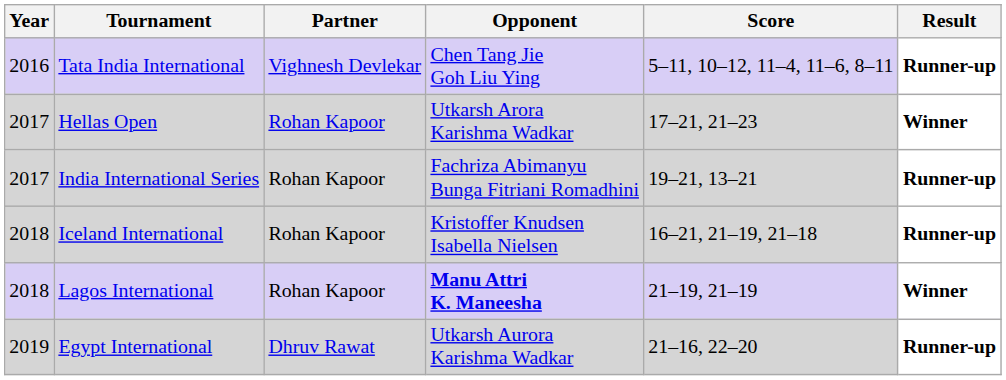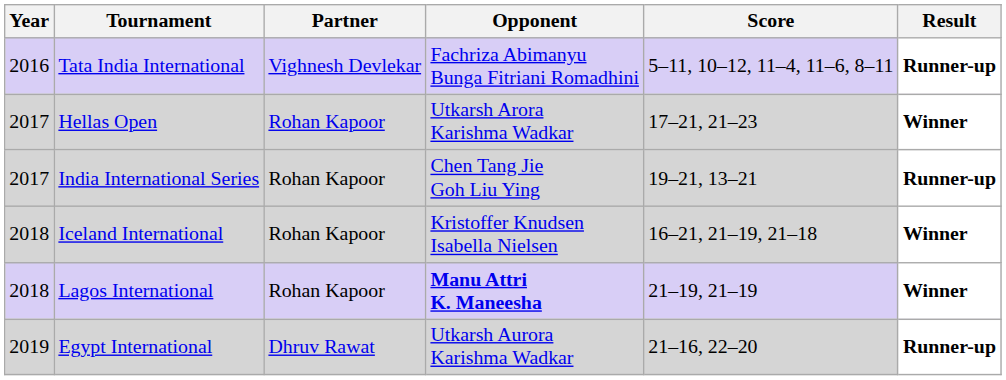(487, 65) Chen Tang Jie Goh Liu Ying -> (535, 65) Fachriza Abimanyu Bunga Fitriani Romadhini
(535, 178) Fachriza Abimanyu Bunga Fitriani Romadhini -> (487, 178) Chen Tang Jie Goh Liu Ying
(949, 234) Runner-up -> (935, 234) Winner
